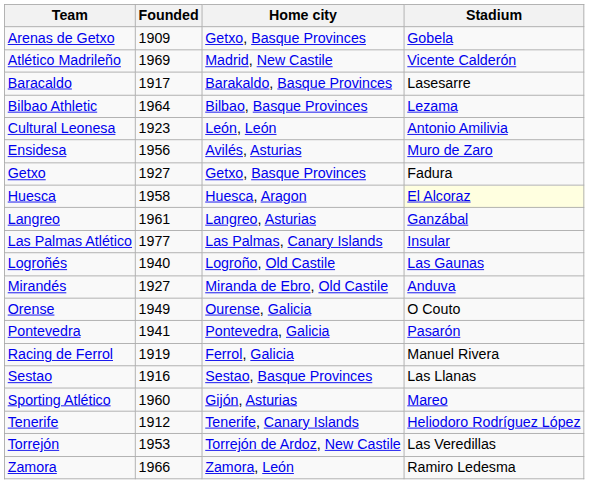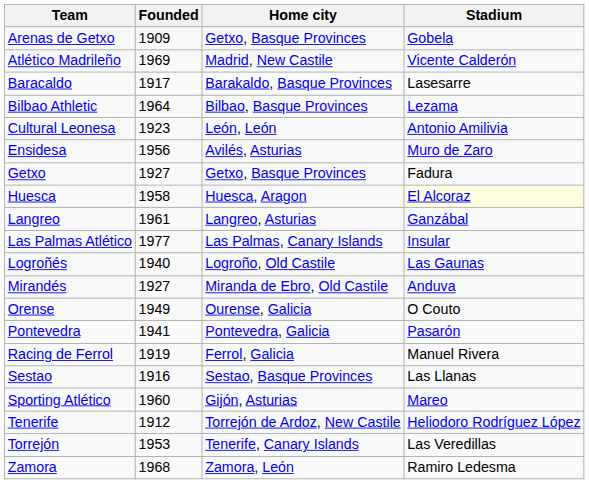(282, 422) Tenerife, Canary Islands -> (303, 422) Torrejón de Ardoz, New Castile
(303, 444) Torrejón de Ardoz, New Castile -> (282, 444) Tenerife, Canary Islands
(154, 467) 1966 -> (154, 467) 1968
